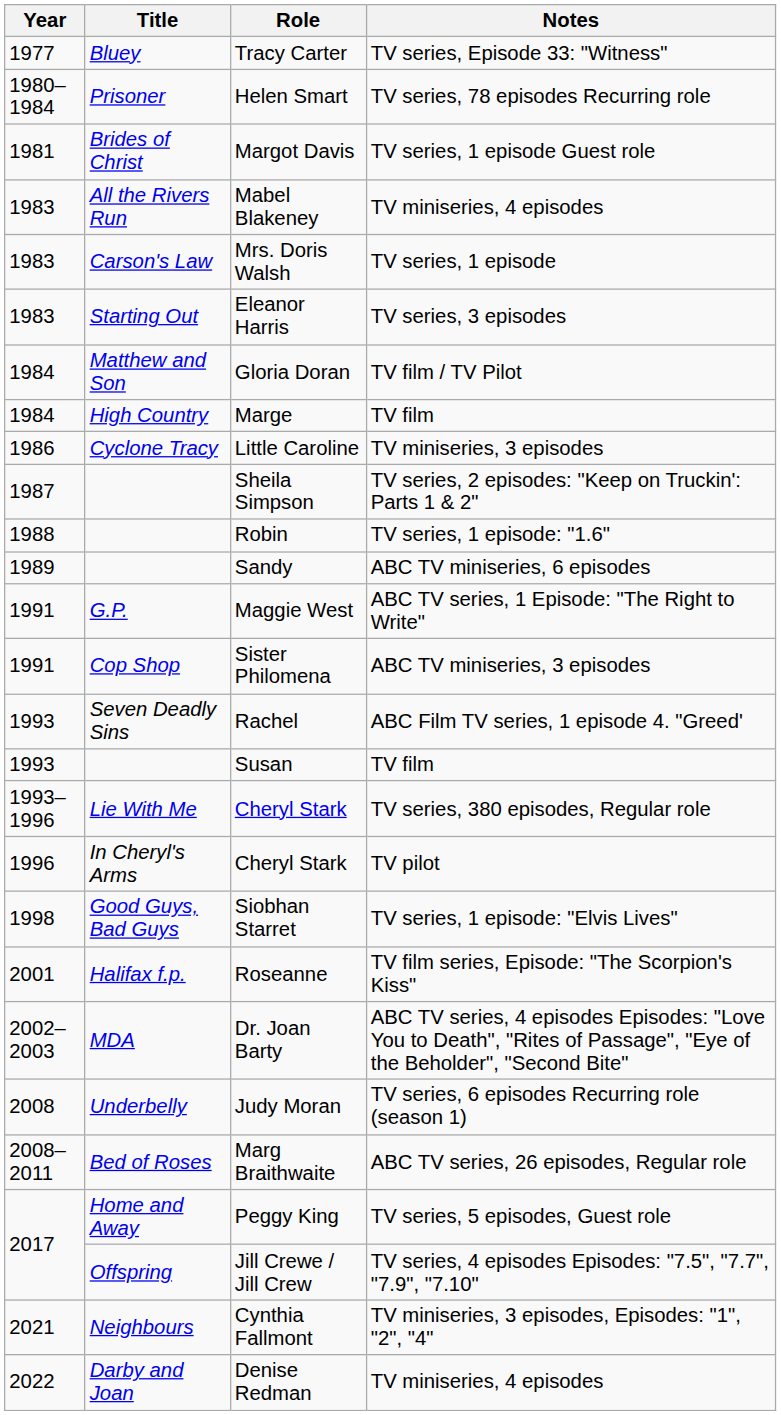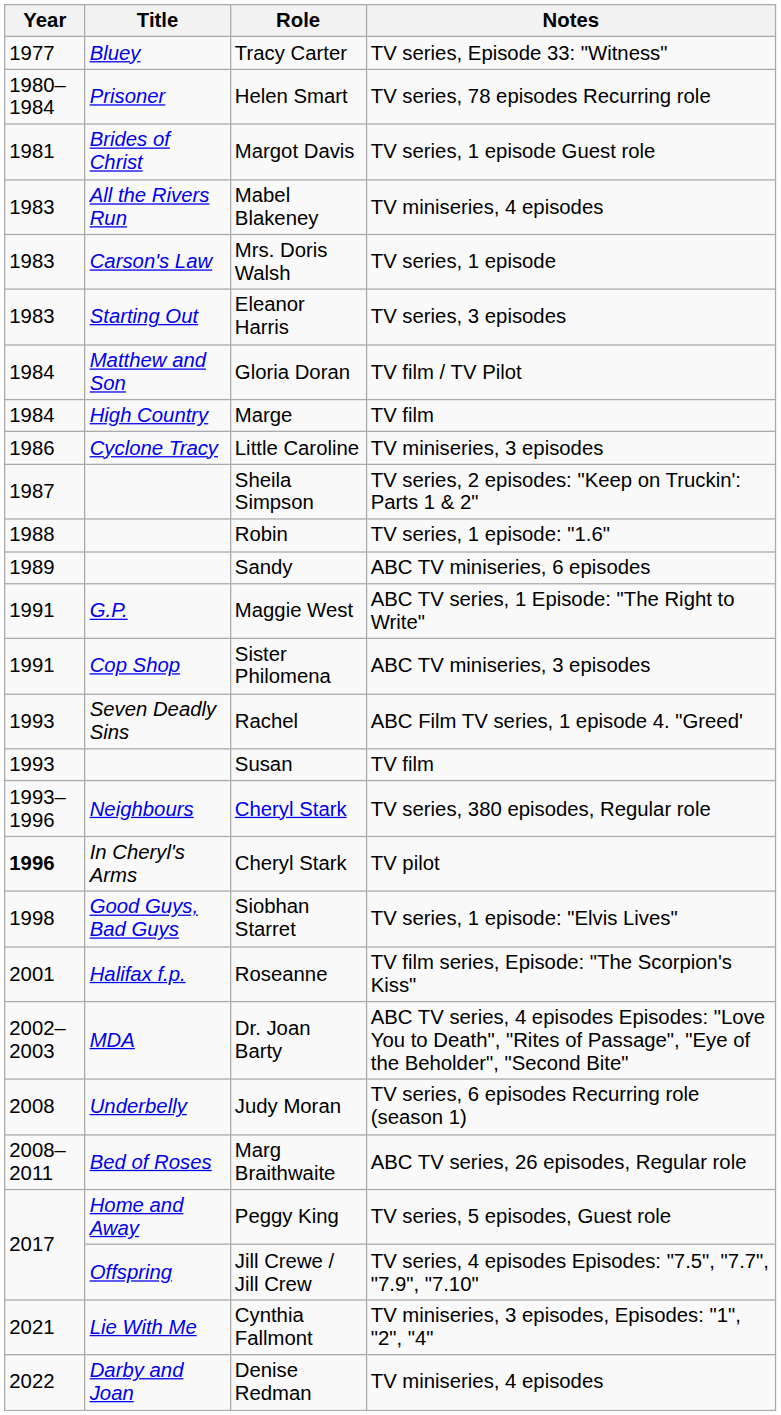(143, 808) Lie With Me -> (142, 808) Neighbours
(32, 863) normal -> (32, 863) bold
(142, 1327) Neighbours -> (143, 1327) Lie With Me
